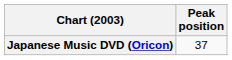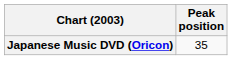(201, 45) 37 -> (201, 45) 35
